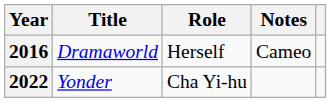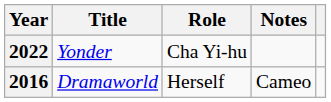rows swapped: (29, 50) <-> (29, 81)
